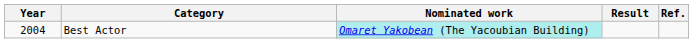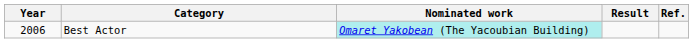(33, 30) 2004 -> (33, 30) 2006
